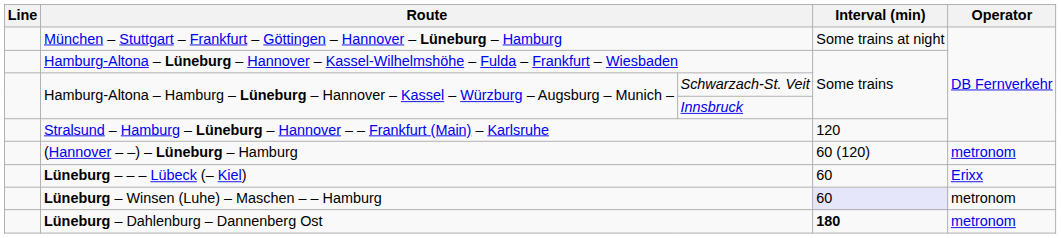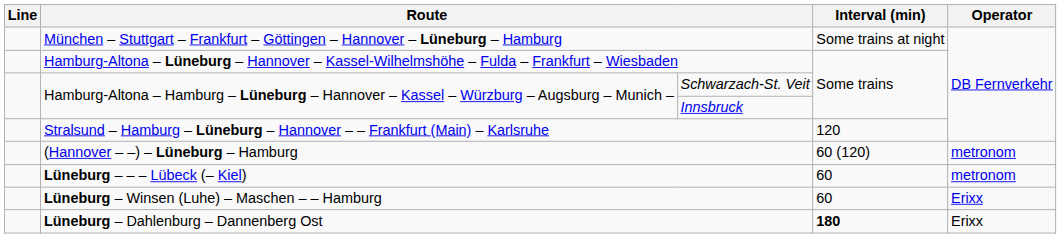(967, 175) Erixx -> (983, 175) metronom
(824, 198) lavender background -> (824, 198) no background
(983, 198) metronom -> (967, 198) Erixx
(983, 221) metronom -> (967, 221) Erixx
